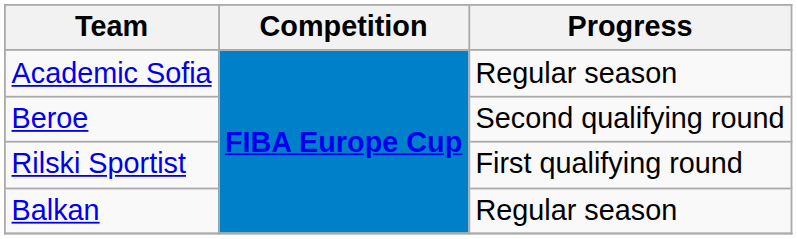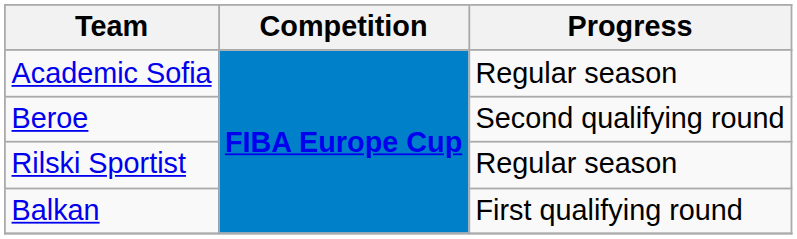(609, 164) First qualifying round -> (576, 164) Regular season
(576, 210) Regular season -> (609, 210) First qualifying round
